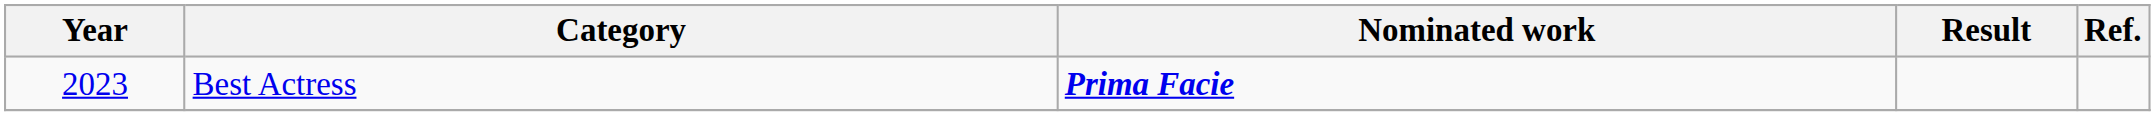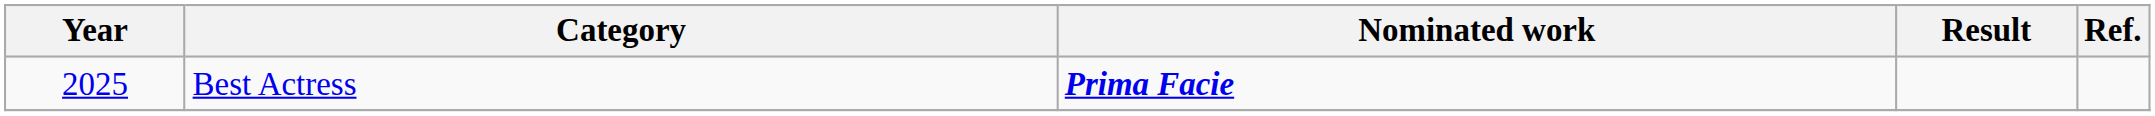(95, 82) 2023 -> (95, 82) 2025
